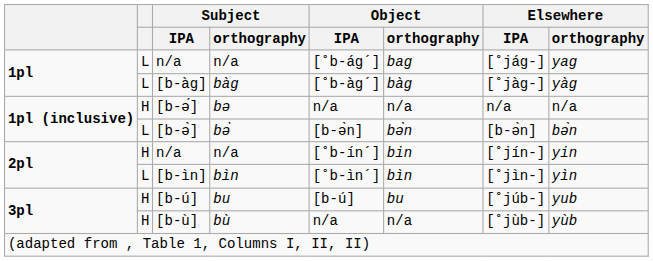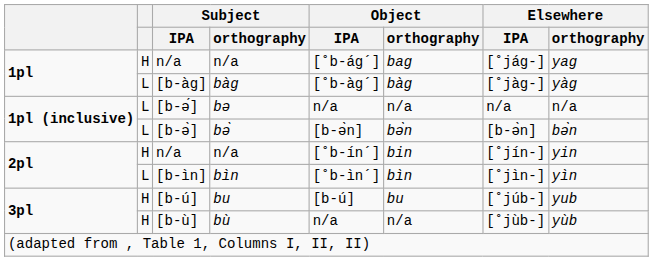(145, 62) L -> (145, 62) H
(145, 108) H -> (145, 108) L
